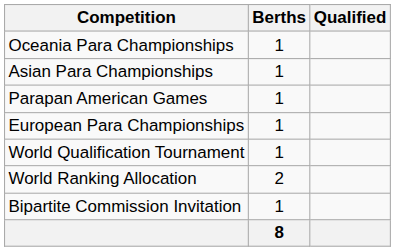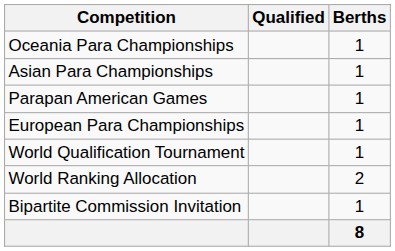columns swapped: (279, 17) <-> (350, 17)
